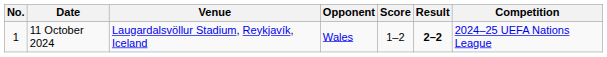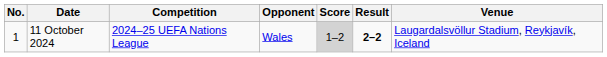columns swapped: (215, 13) <-> (527, 13)
(395, 36) no background -> (335, 36) lightgrey background
